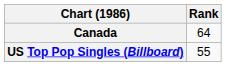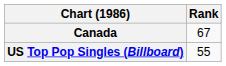(204, 33) 64 -> (204, 33) 67
